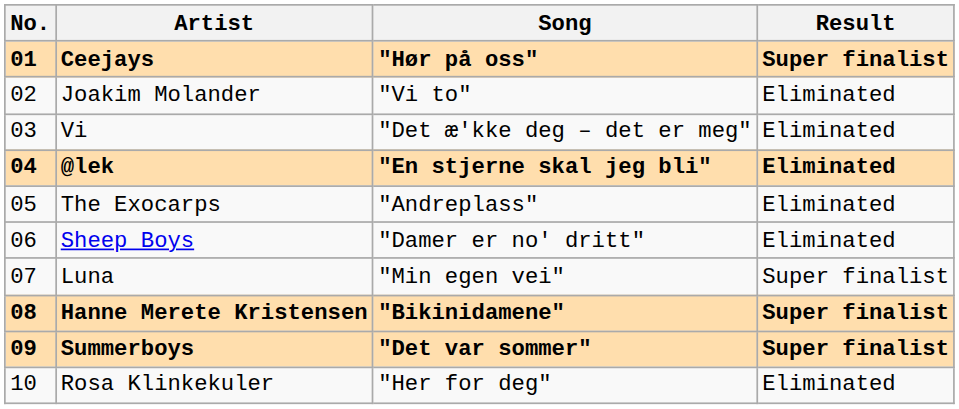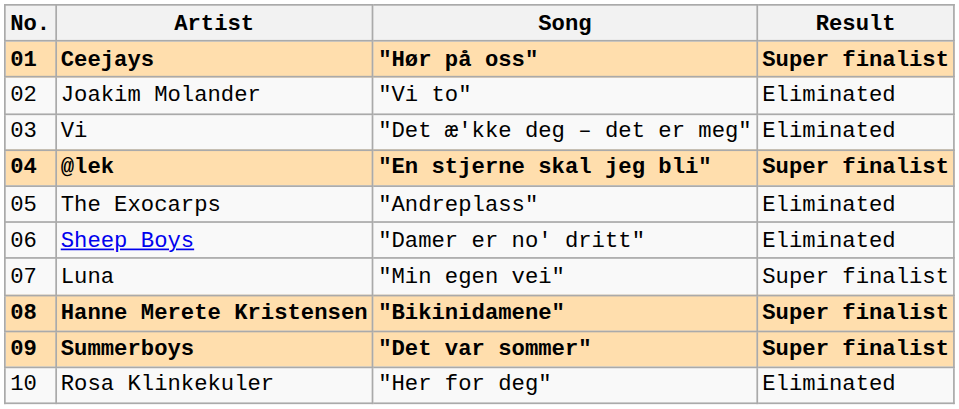(829, 168) Eliminated -> (856, 168) Super finalist
